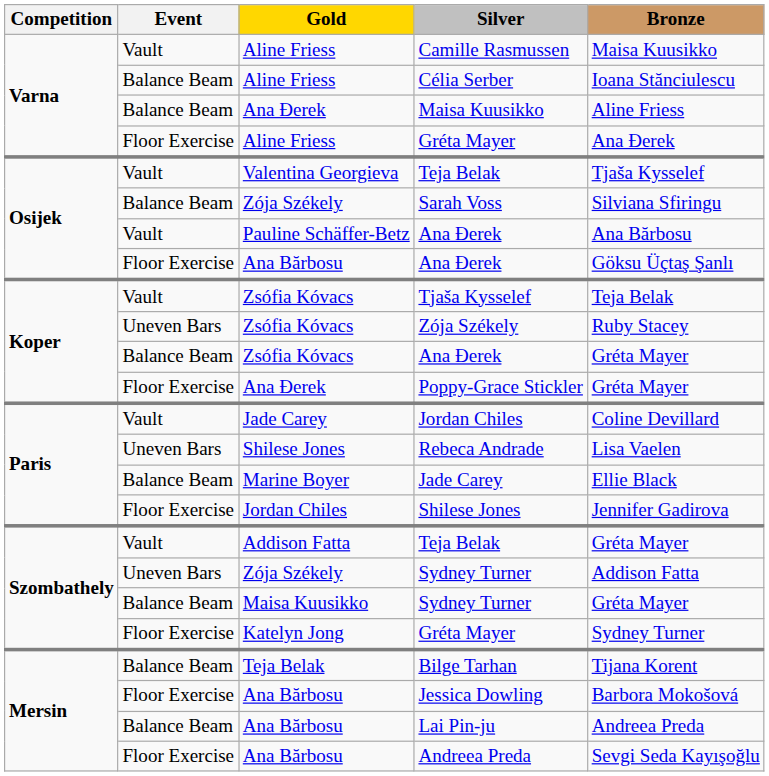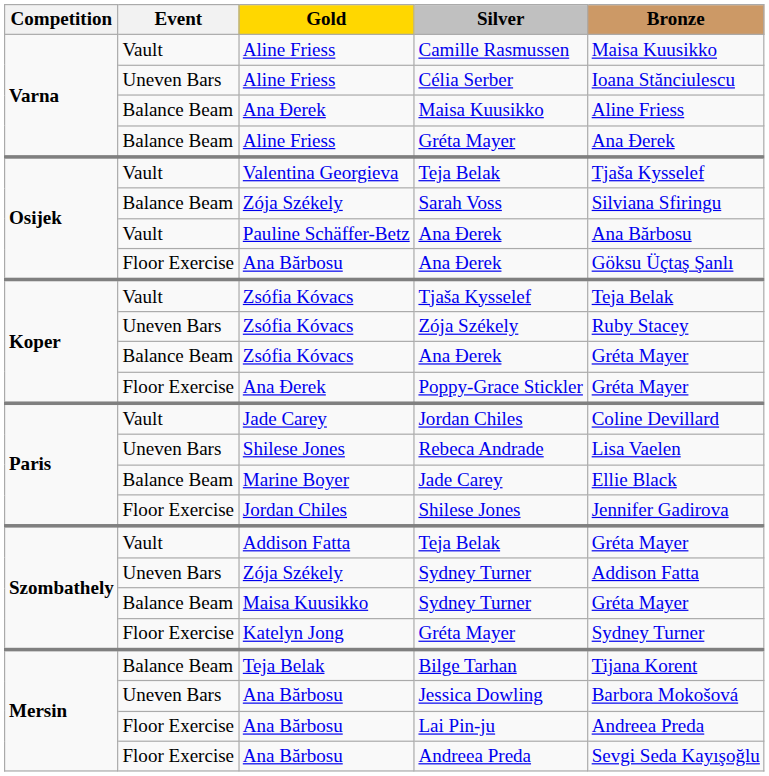(178, 79) Balance Beam -> (172, 79) Uneven Bars
(178, 140) Floor Exercise -> (178, 140) Balance Beam
(178, 695) Floor Exercise -> (172, 695) Uneven Bars
(178, 726) Balance Beam -> (178, 726) Floor Exercise
